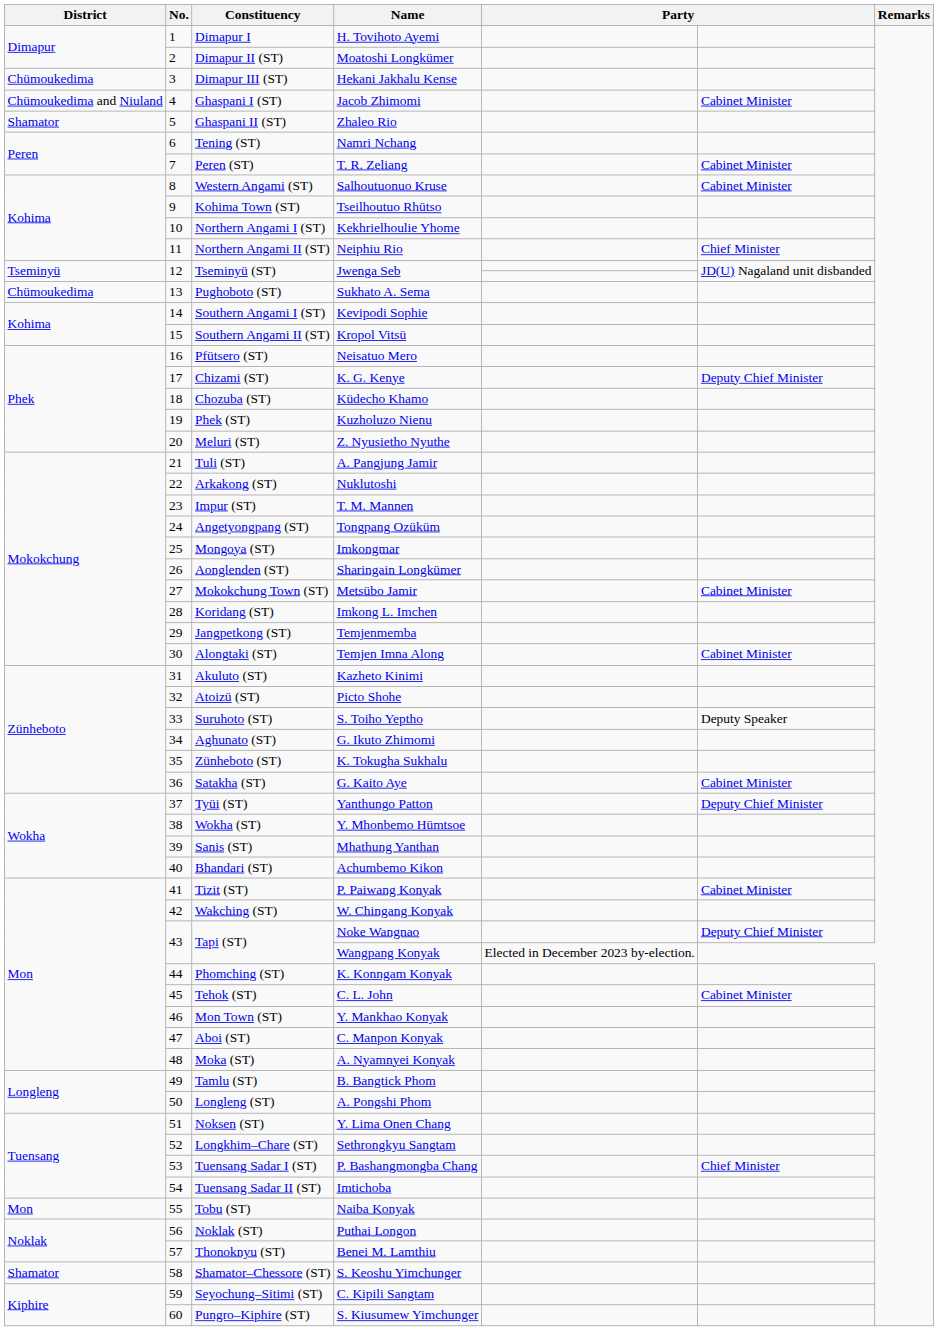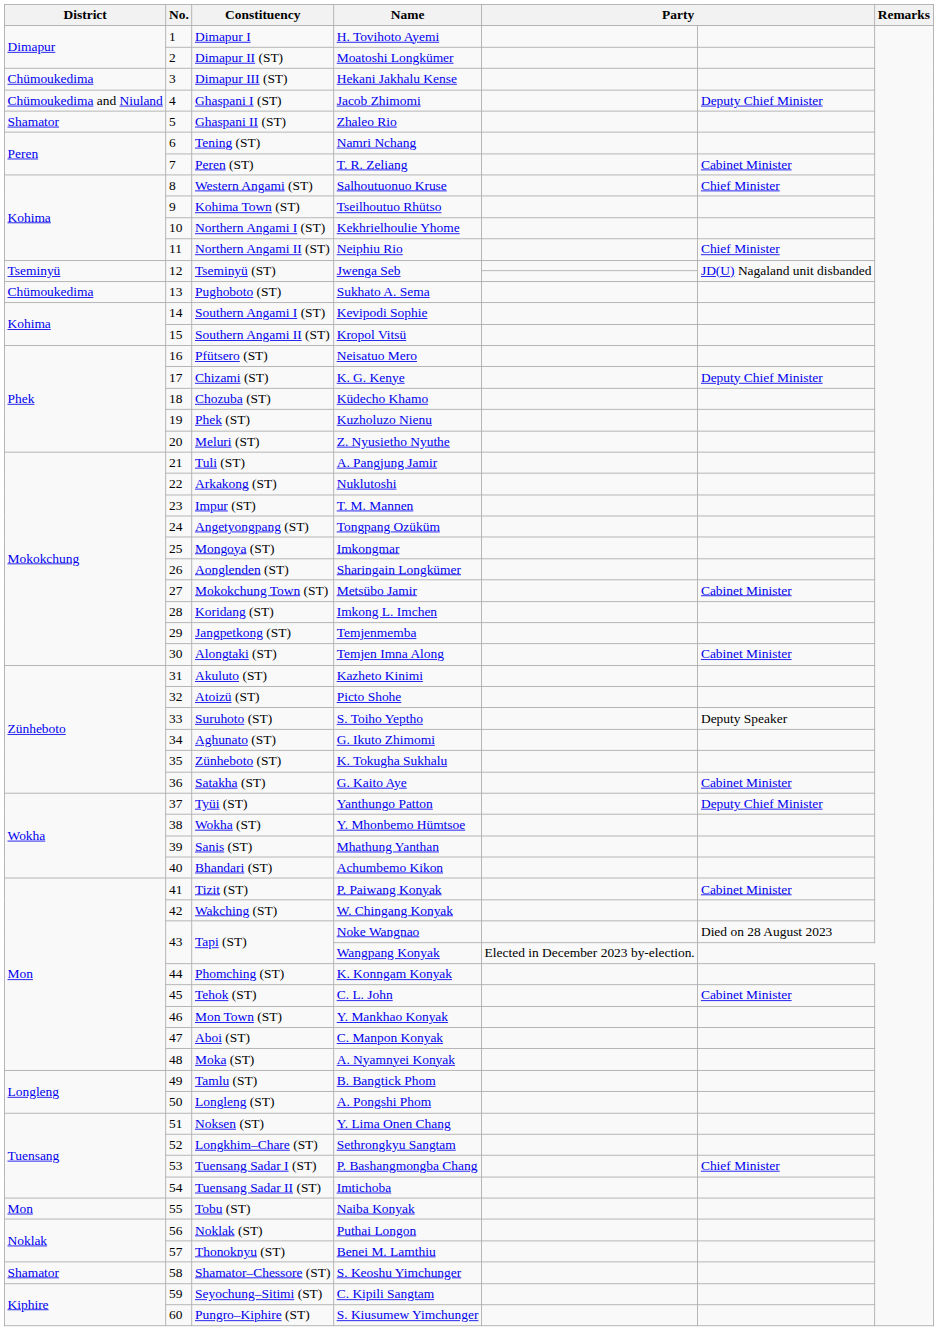(746, 100) Cabinet Minister -> (762, 100) Deputy Chief Minister
(746, 185) Cabinet Minister -> (740, 185) Chief Minister
(762, 931) Deputy Chief Minister -> (767, 931) Died on 28 August 2023
